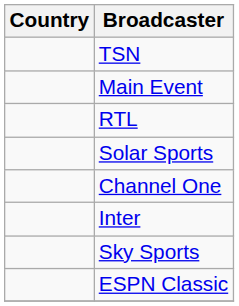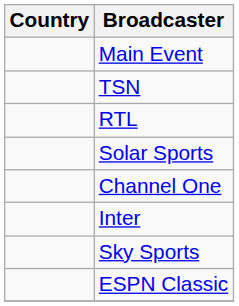rows swapped: (151, 86) <-> (120, 53)
